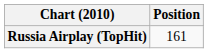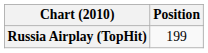(177, 36) 161 -> (177, 36) 199
